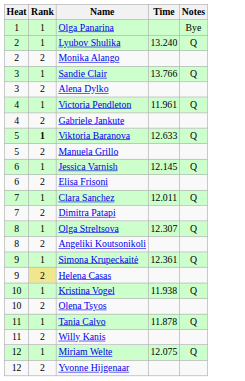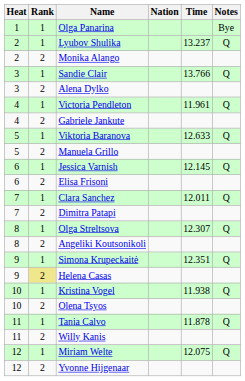+ column: (165, 12)
(164, 43) 13.240 -> (197, 43) 13.237
(42, 136) bold -> (42, 136) normal
(164, 259) 12.361 -> (197, 259) 12.351
